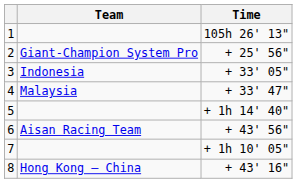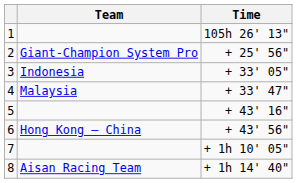(246, 110) + 1h 14' 40" -> (257, 110) + 43' 16"
(81, 130) Aisan Racing Team -> (81, 130) Hong Kong – China
(81, 168) Hong Kong – China -> (81, 168) Aisan Racing Team
(257, 168) + 43' 16" -> (246, 168) + 1h 14' 40"
